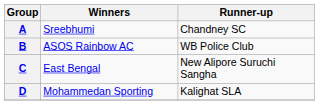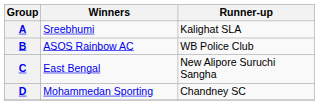(213, 29) Chandney SC -> (211, 29) Kalighat SLA
(211, 91) Kalighat SLA -> (213, 91) Chandney SC
